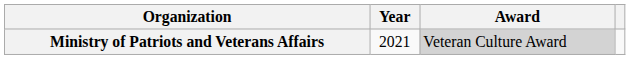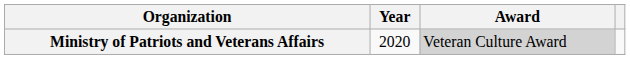(395, 41) 2021 -> (395, 41) 2020
